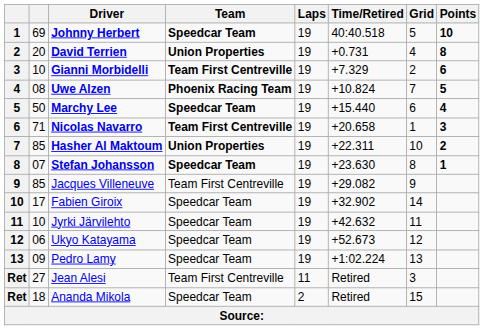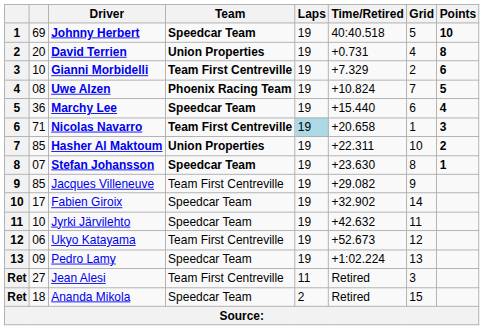(39, 108) 50 -> (39, 108) 36
(305, 127) no background -> (305, 127) lightblue background
(210, 240) Speedcar Team -> (226, 240) Team First Centreville
